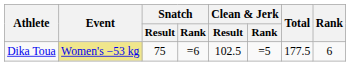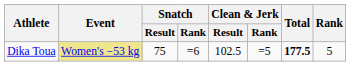(297, 51) normal -> (297, 51) bold
(329, 51) 6 -> (329, 51) 5
